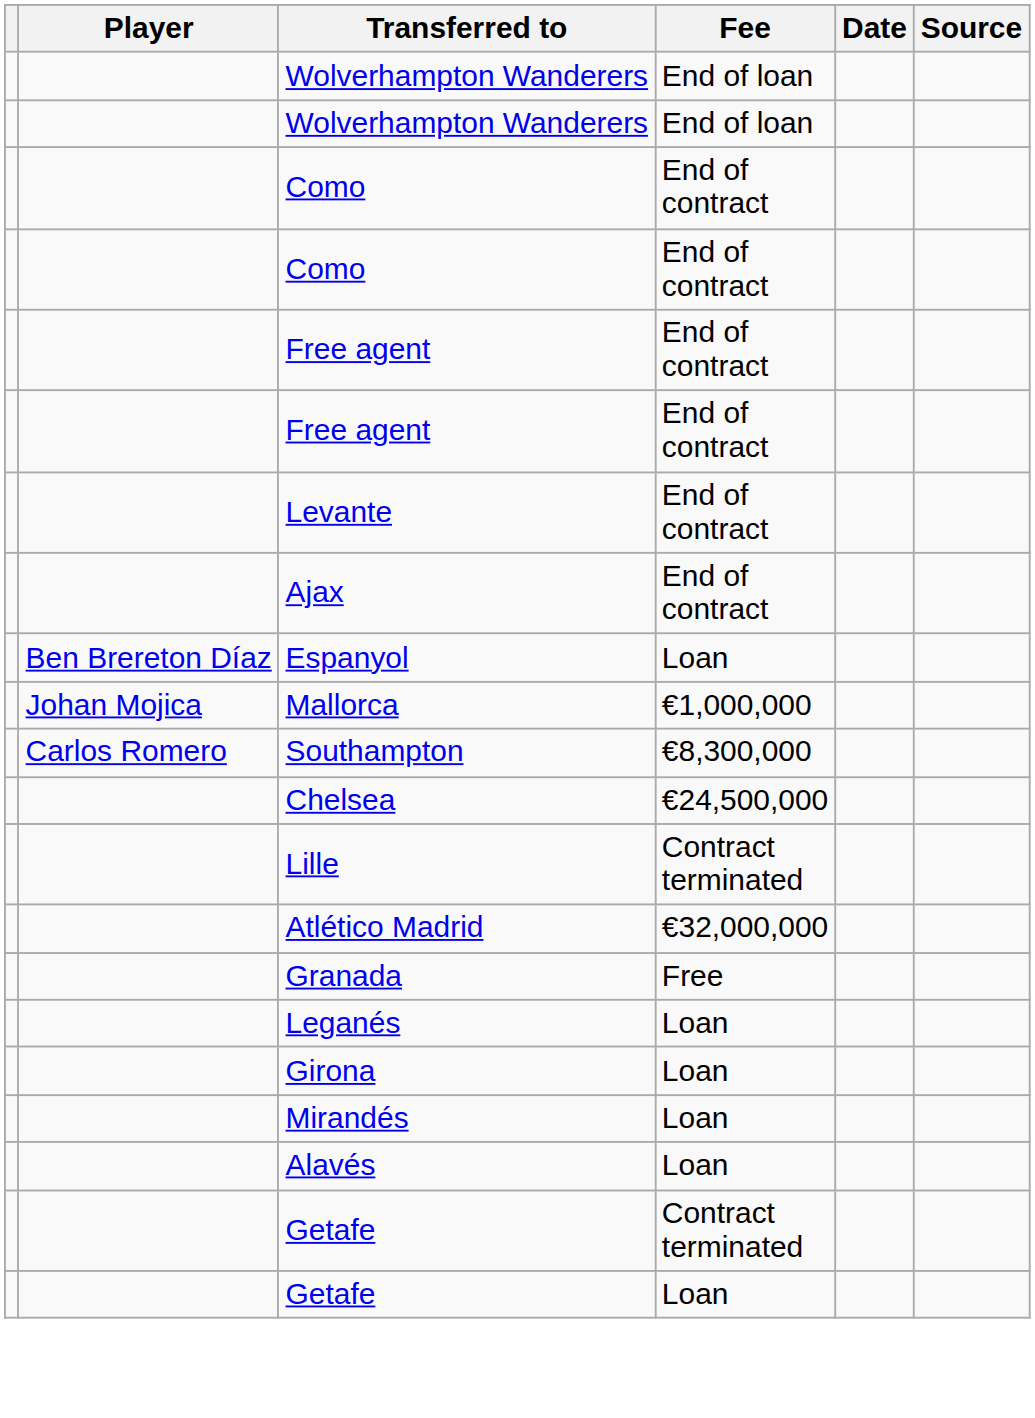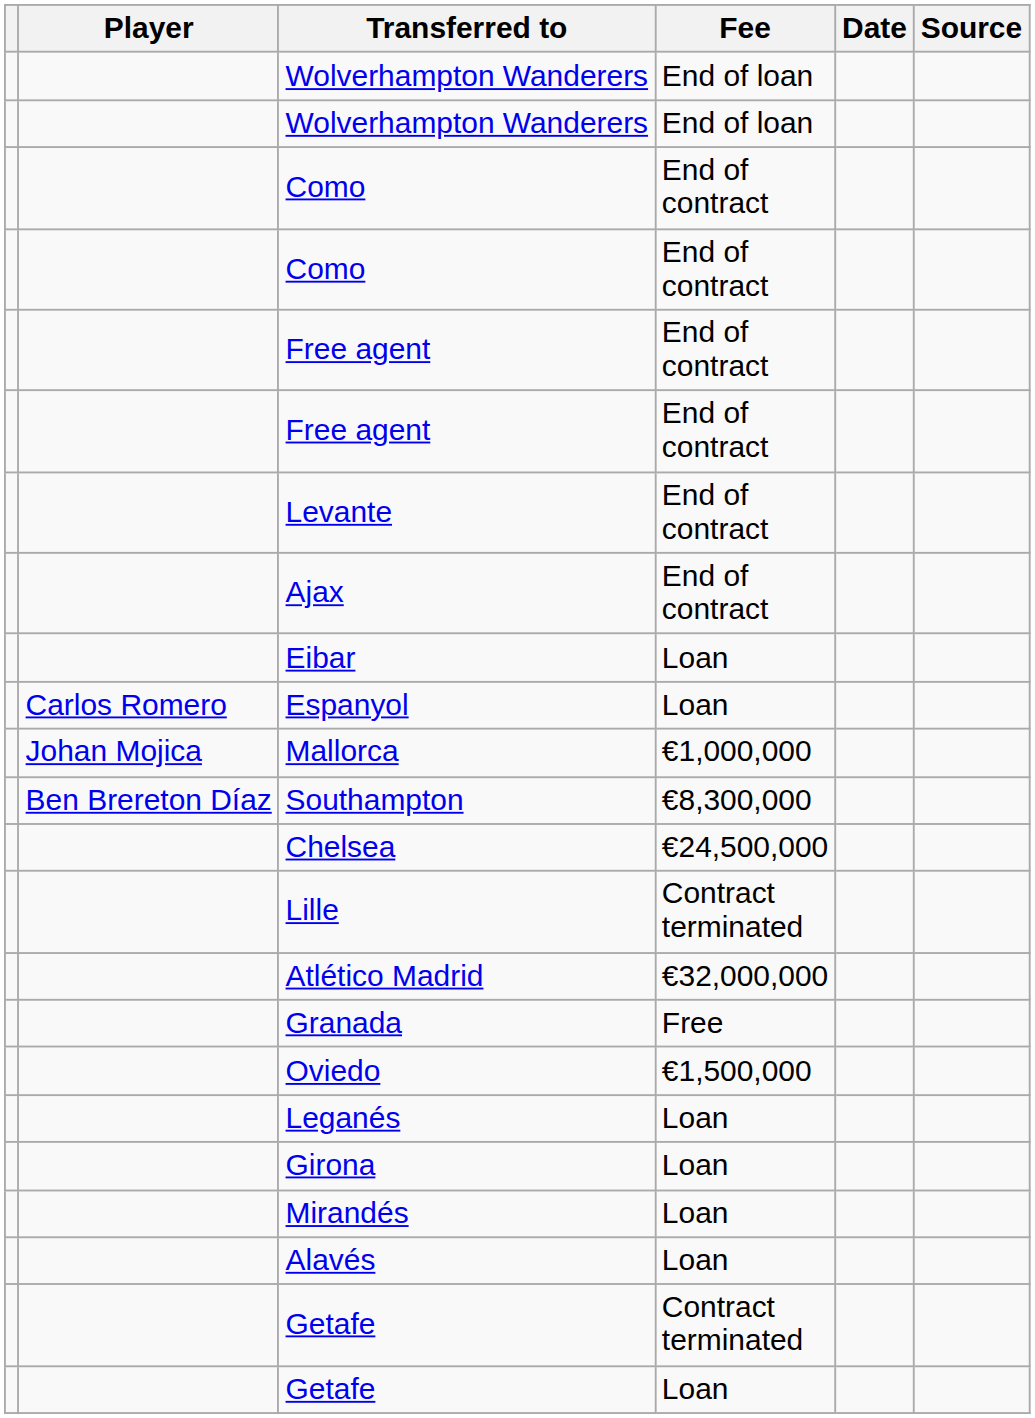+ row: (320, 657)
(149, 657) Ben Brereton Díaz -> (126, 704) Carlos Romero
(126, 752) Carlos Romero -> (149, 799) Ben Brereton Díaz
+ row: (333, 1070)
